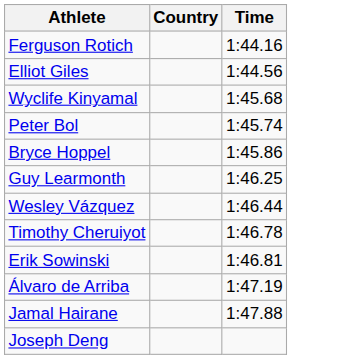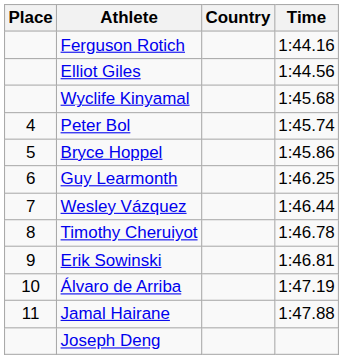+ column: (31, 17)
